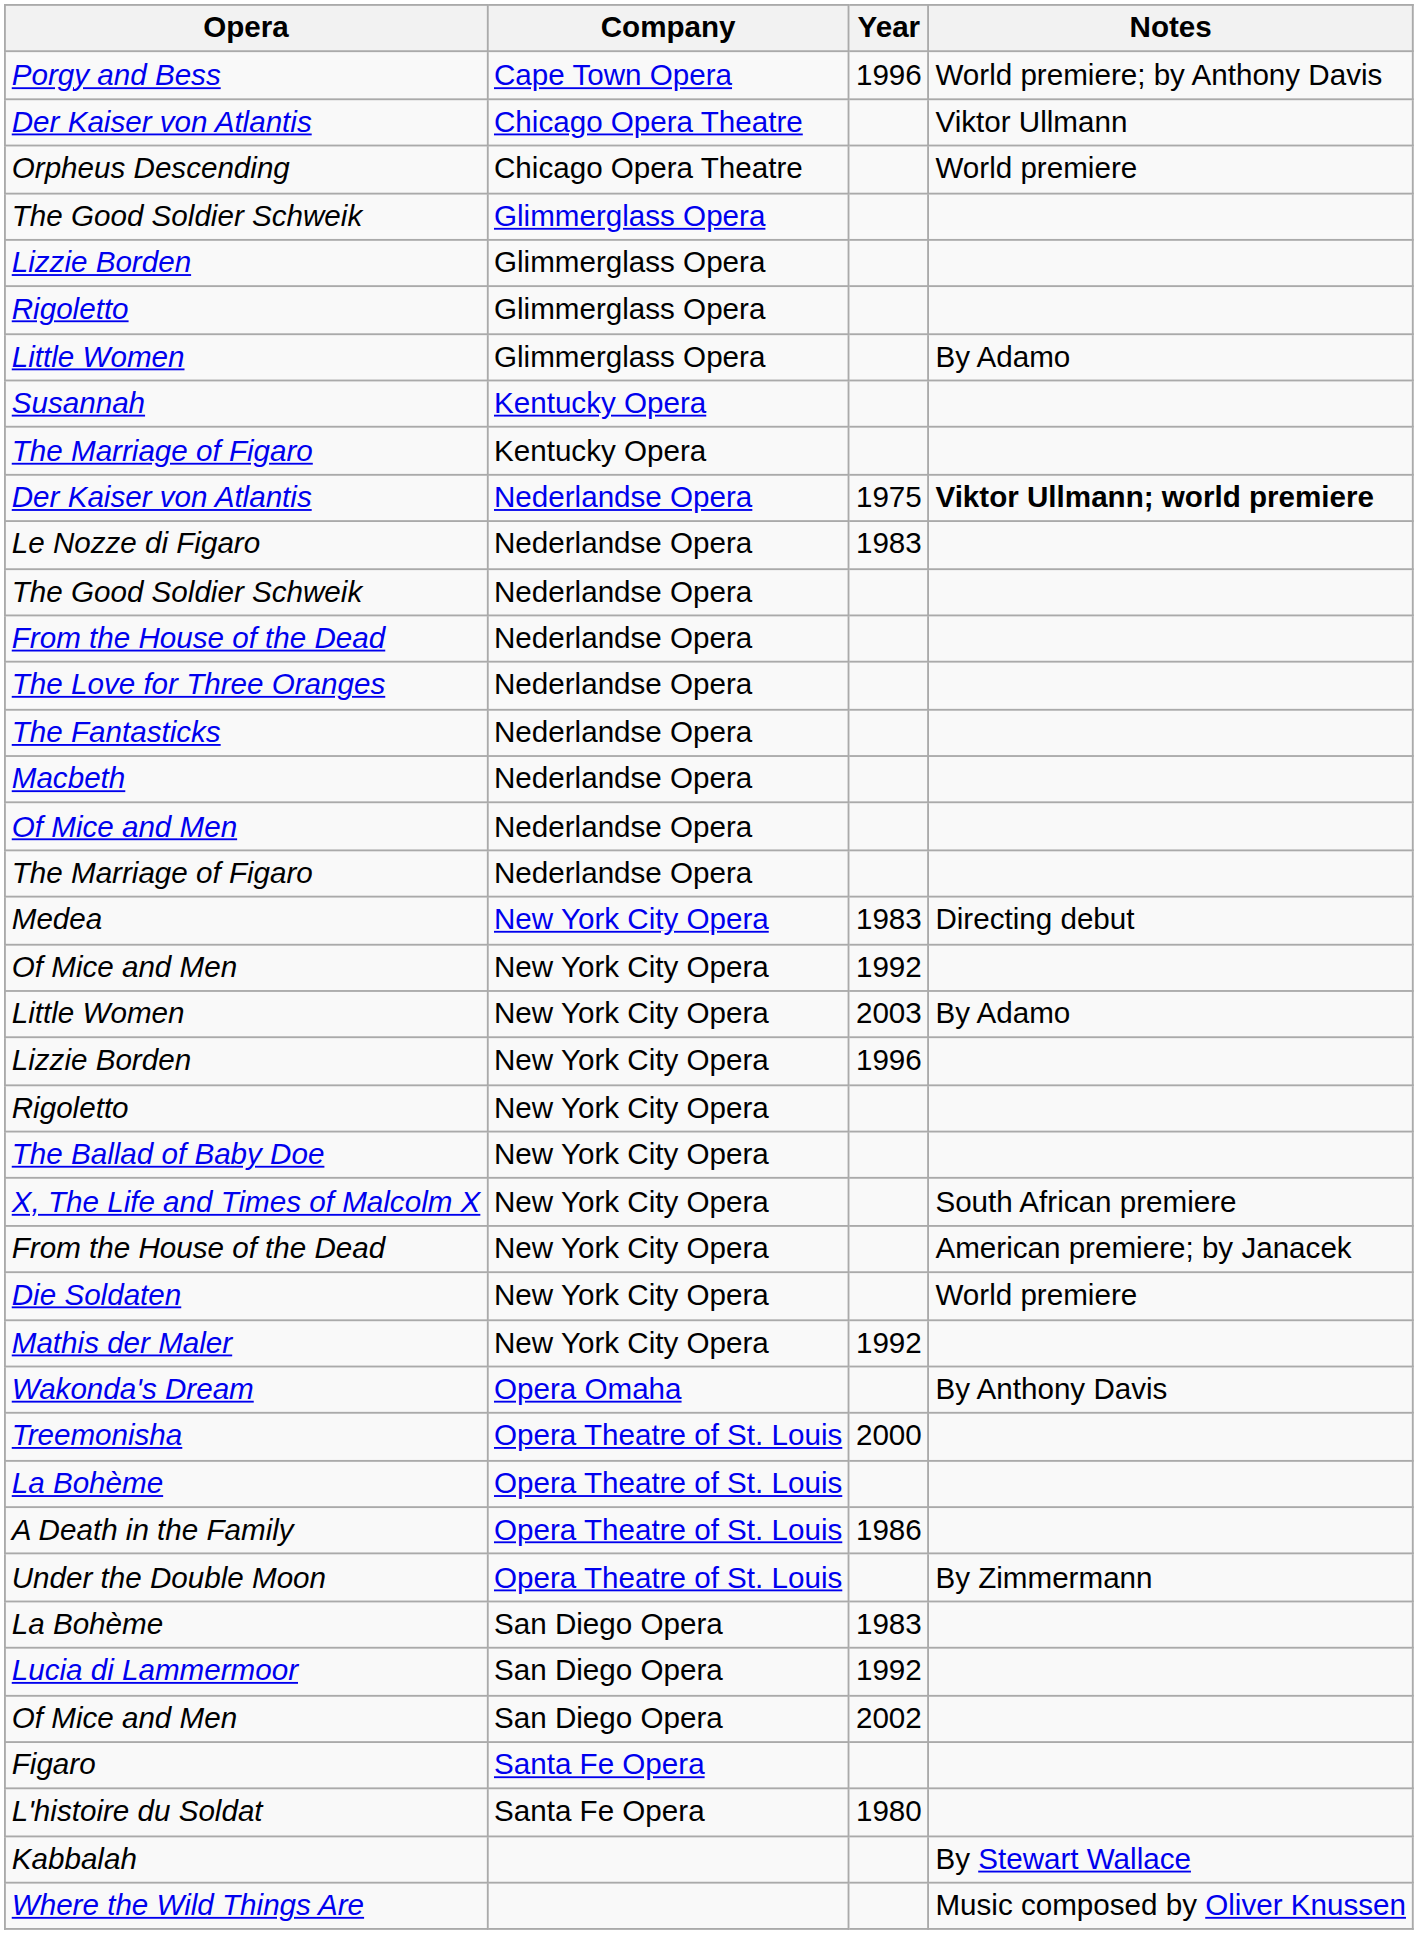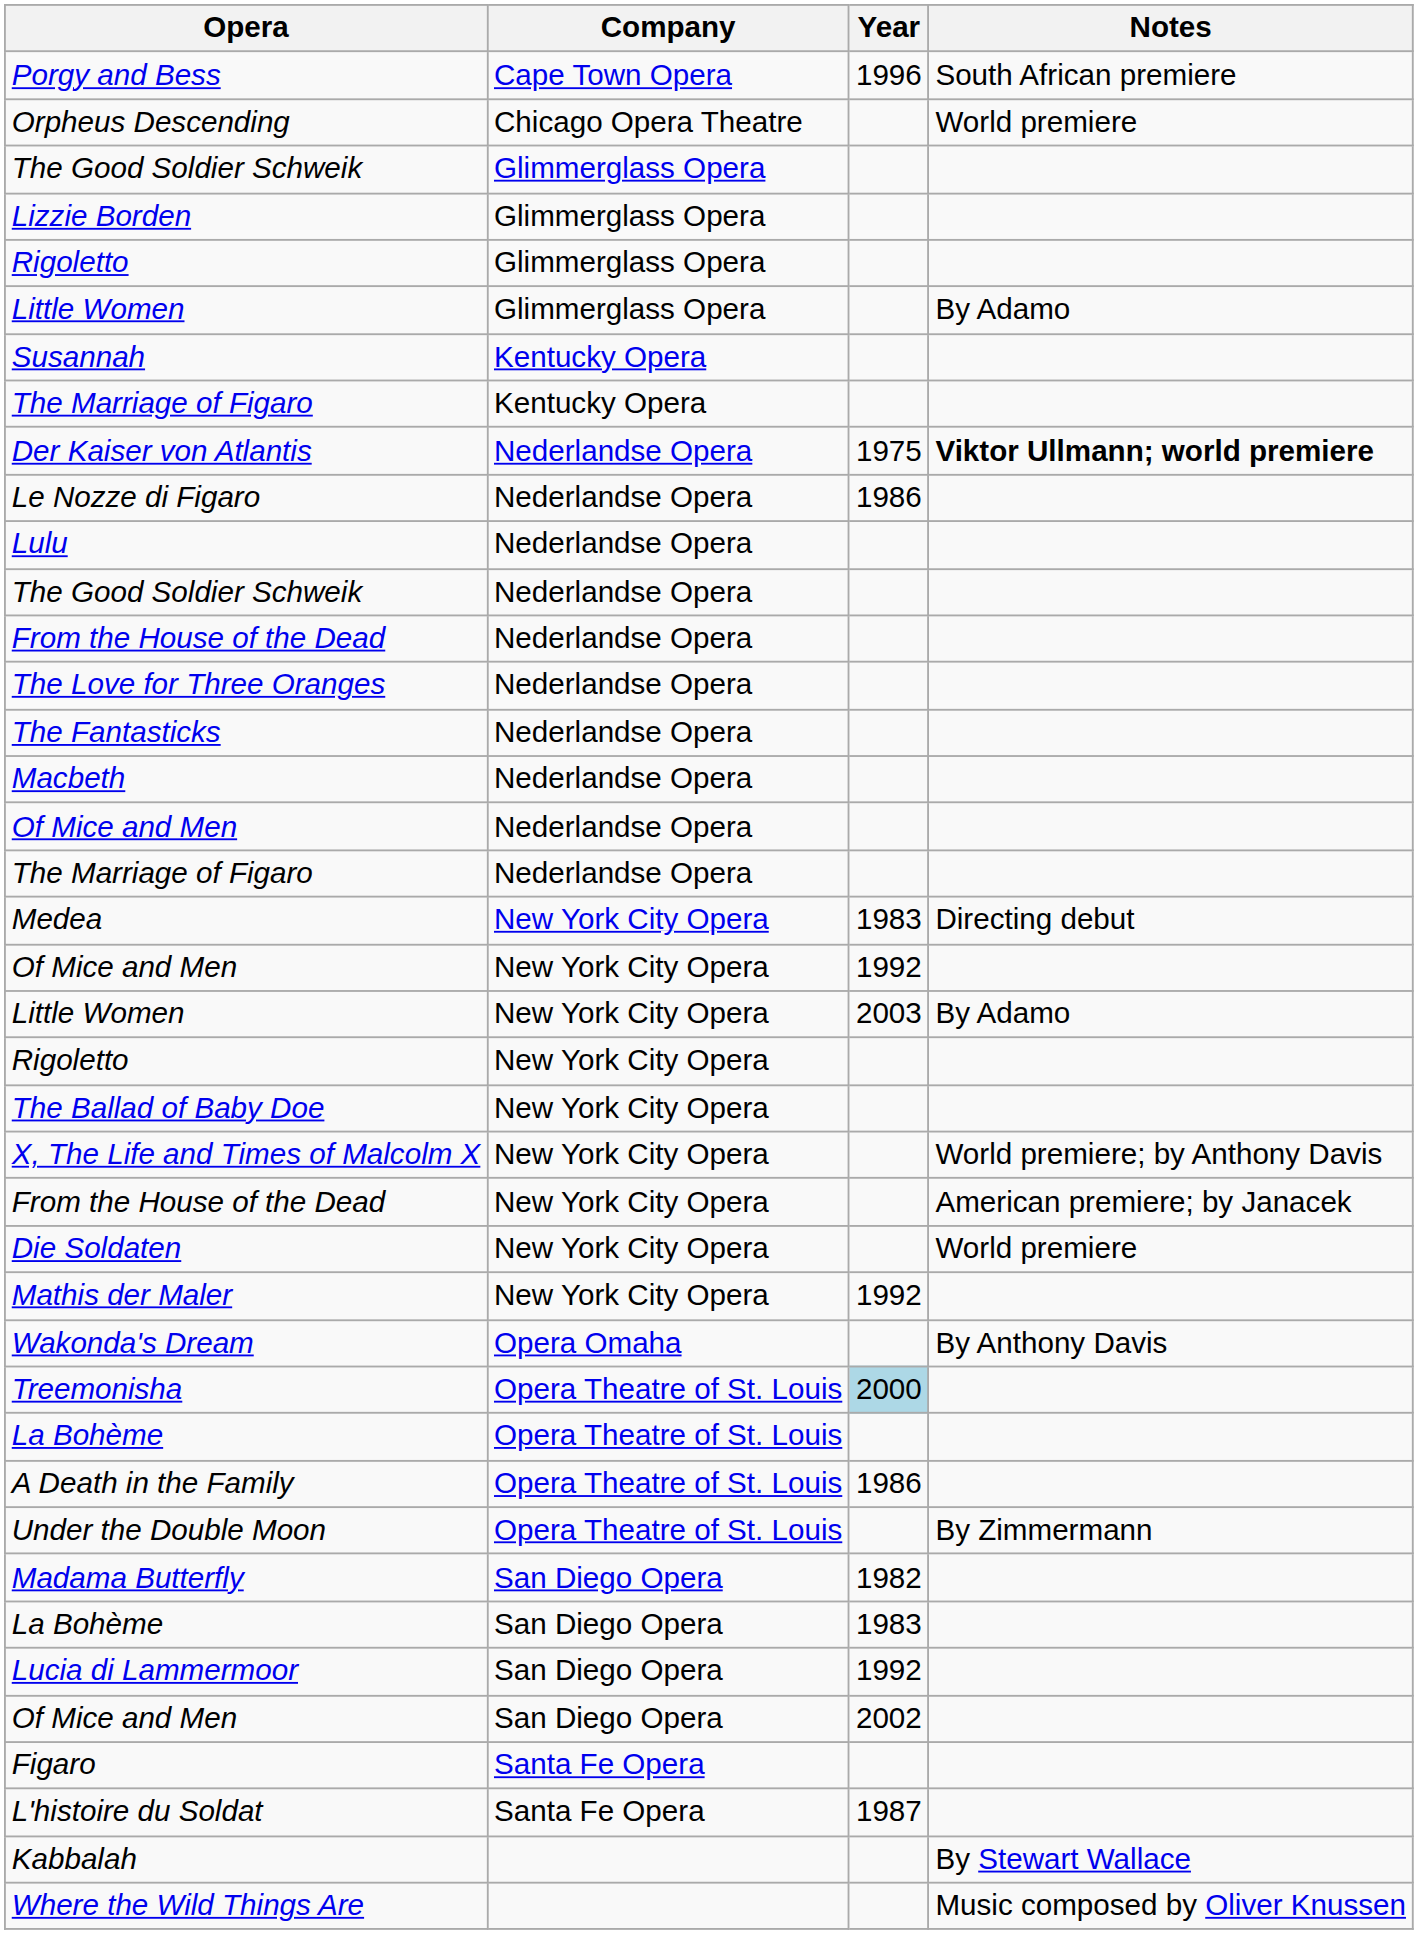(1159, 74) World premiere; by Anthony Davis -> (1086, 74) South African premiere
- row: (162, 121)
(889, 544) 1983 -> (889, 497) 1986
+ row: (40, 544)
- row: (101, 1060)
(1086, 1201) South African premiere -> (1159, 1154) World premiere; by Anthony Davis
(889, 1436) no background -> (889, 1389) lightblue background
+ row: (128, 1577)
(889, 1811) 1980 -> (889, 1811) 1987
